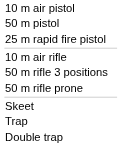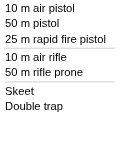- row: (56, 72)
- row: (16, 121)
